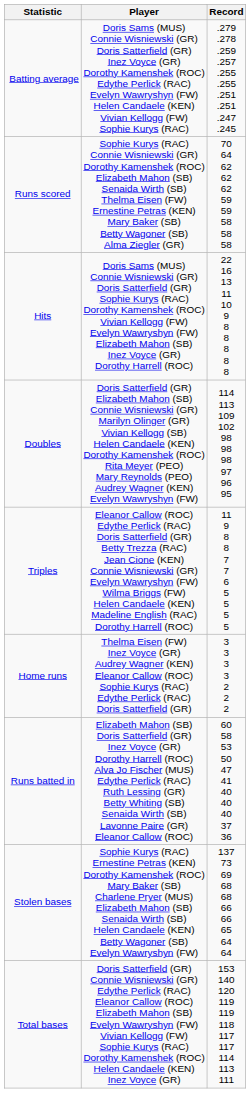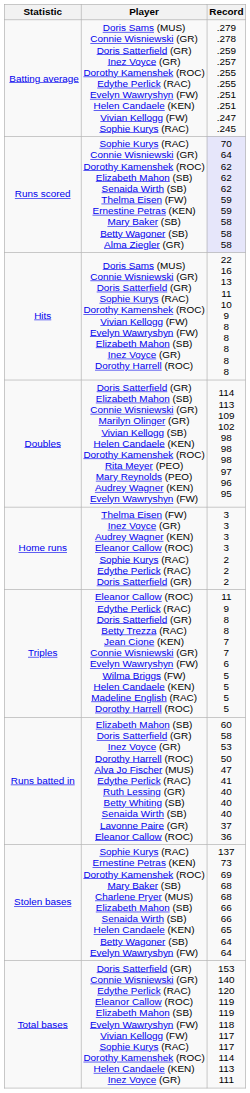(226, 194) no background -> (226, 194) lavender background
rows swapped: (43, 570) <-> (43, 675)
